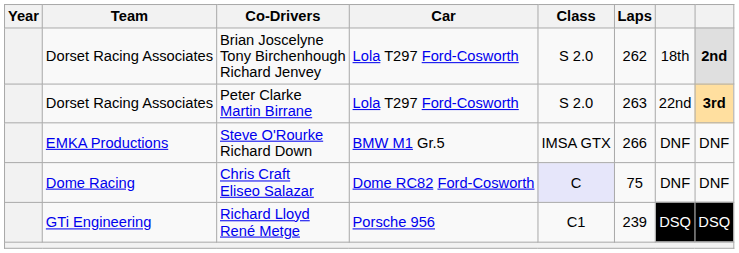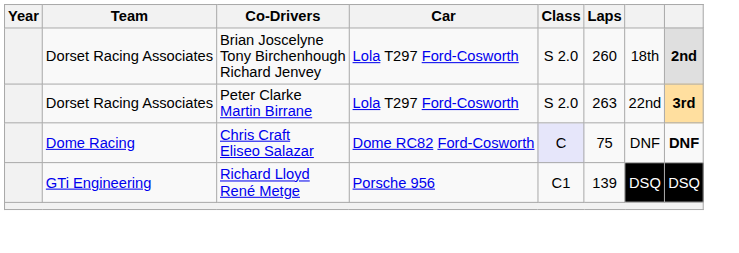(635, 56) 262 -> (605, 56) 260
- row: (272, 143)
(714, 183) normal -> (684, 143) bold
(635, 222) 239 -> (605, 183) 139
